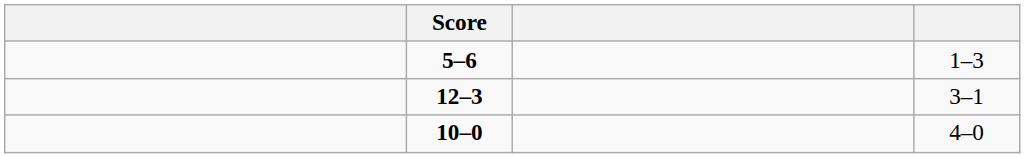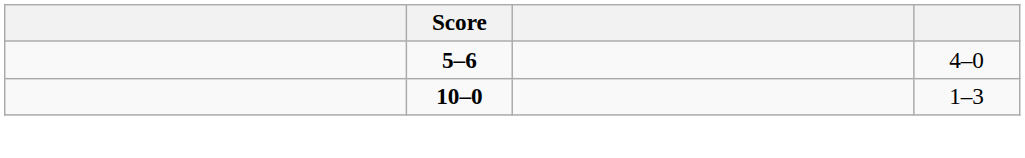(967, 59) 1–3 -> (967, 59) 4–0
- row: (459, 96)
(967, 133) 4–0 -> (967, 96) 1–3
